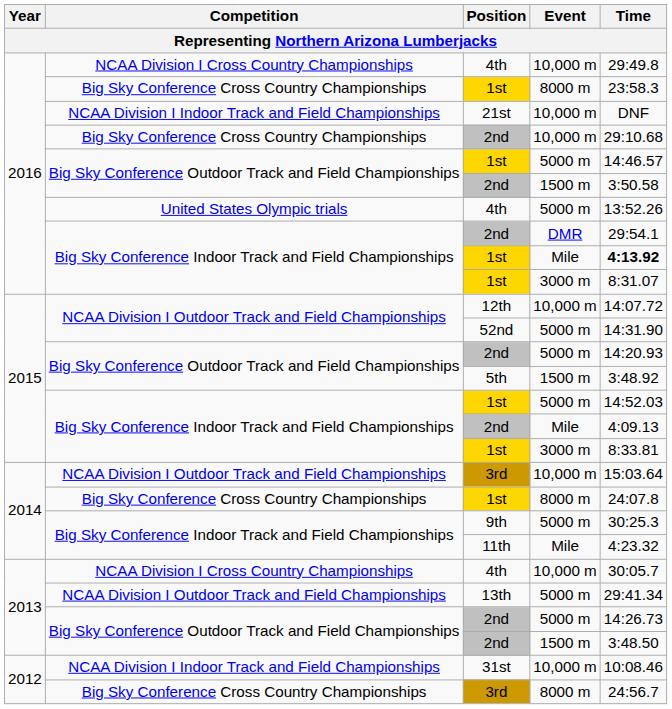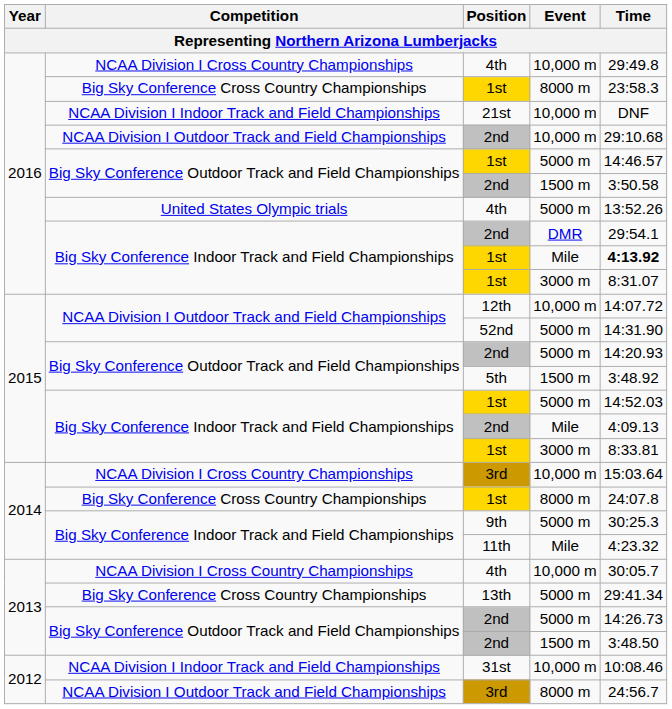(254, 137) Big Sky Conference Cross Country Championships -> (254, 137) NCAA Division I Outdoor Track and Field Championships
(254, 474) NCAA Division I Outdoor Track and Field Championships -> (254, 474) NCAA Division I Cross Country Championships
(254, 595) NCAA Division I Outdoor Track and Field Championships -> (254, 595) Big Sky Conference Cross Country Championships
(254, 691) Big Sky Conference Cross Country Championships -> (254, 691) NCAA Division I Outdoor Track and Field Championships
